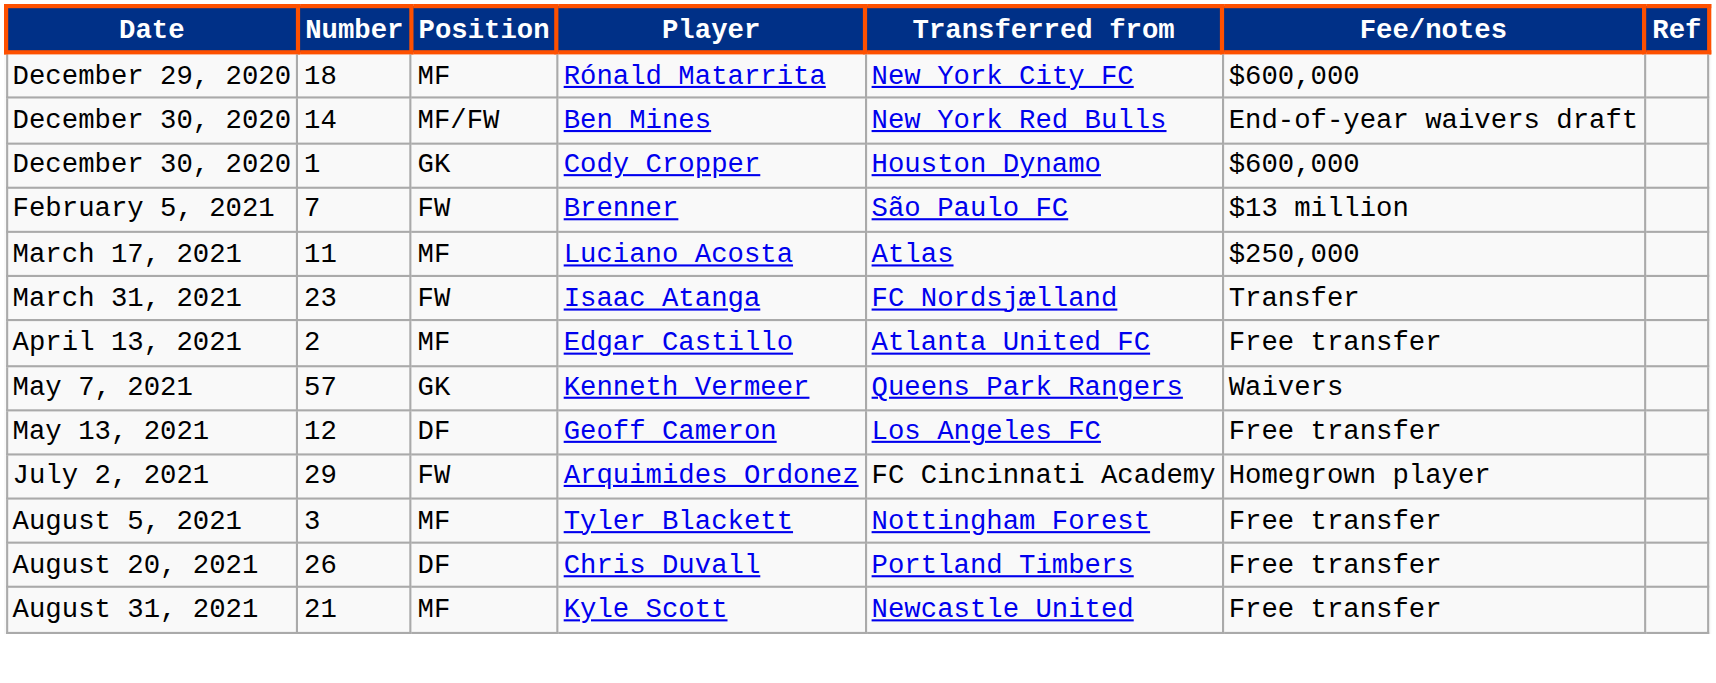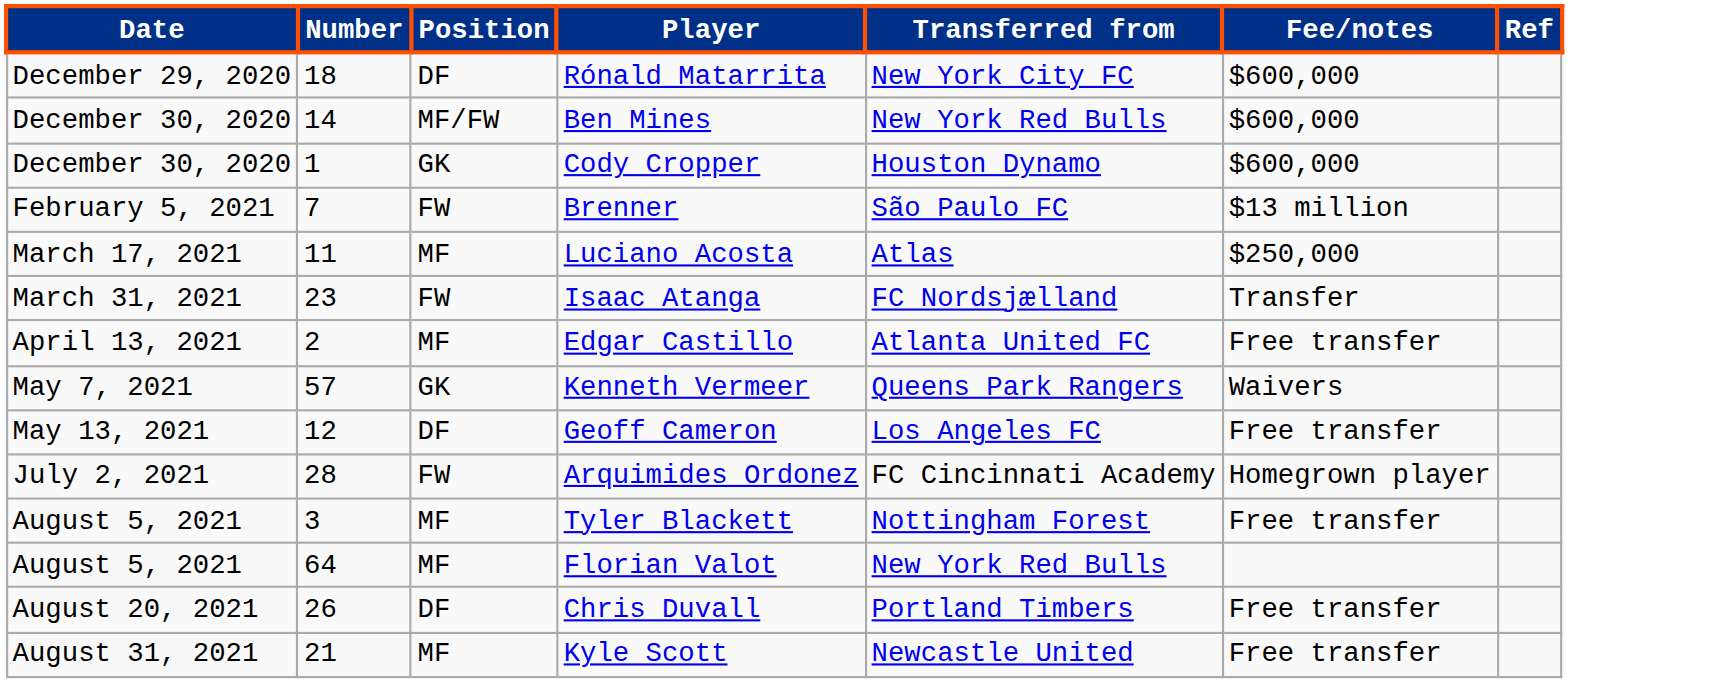(434, 76) MF -> (434, 76) DF
(1433, 120) End-of-year waivers draft -> (1294, 120) $600,000
(320, 476) 29 -> (320, 476) 28
+ row: (670, 565)
